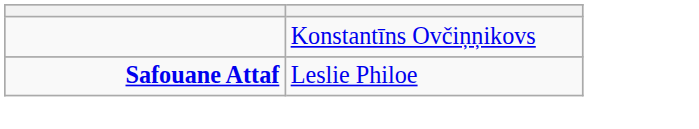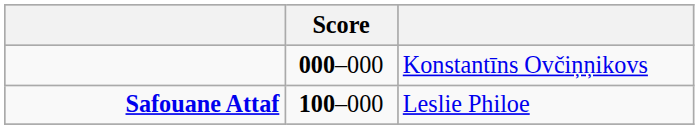+ column: (341, 24)
